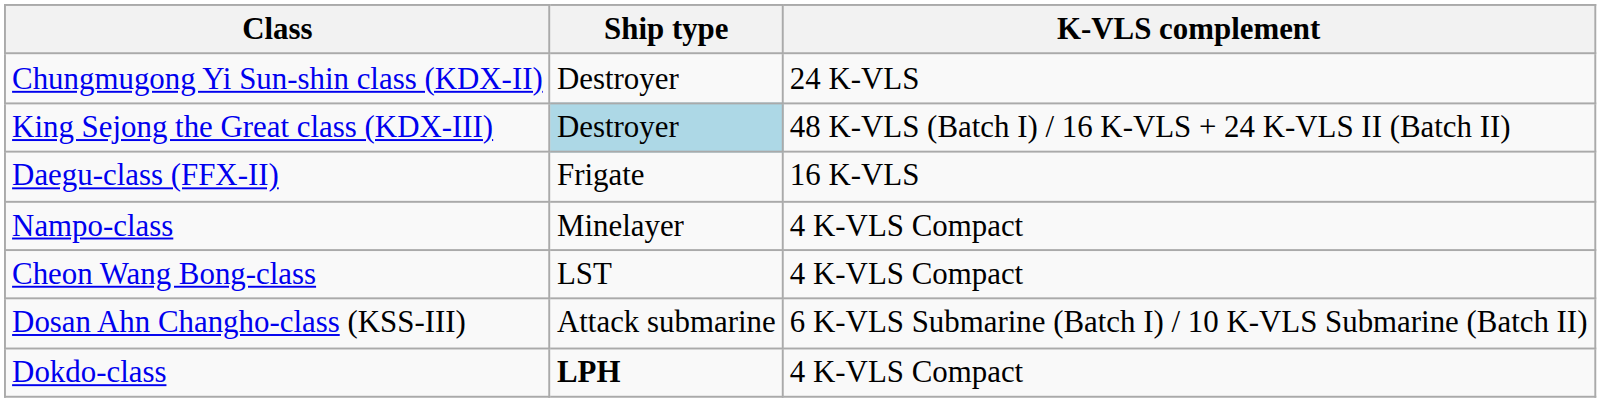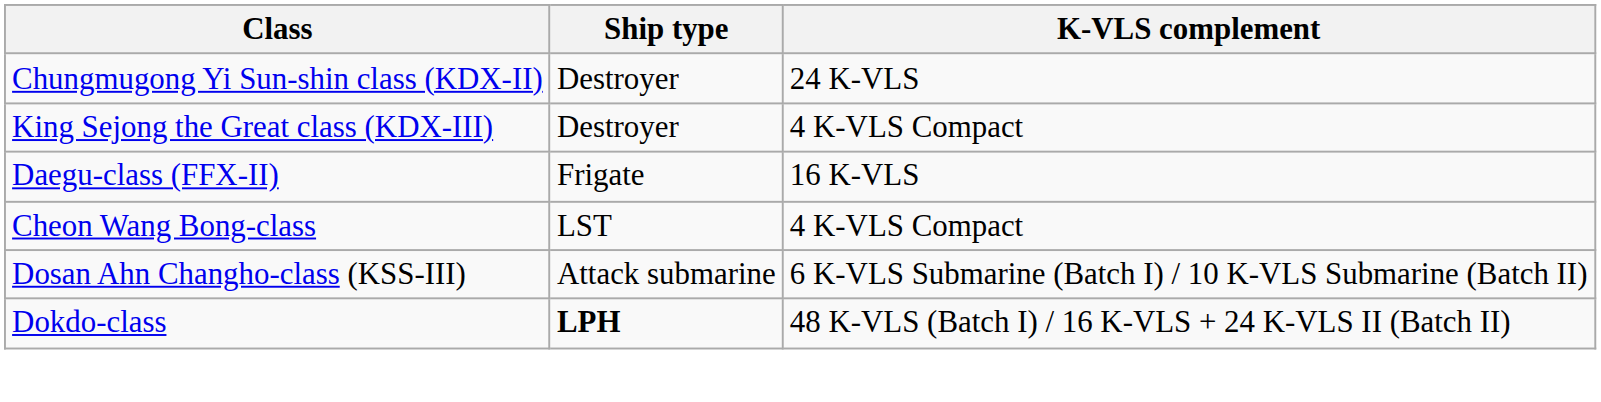(618, 126) lightblue background -> (618, 126) no background
(1150, 126) 48 K-VLS (Batch I) / 16 K-VLS + 24 K-VLS II (Batch II) -> (907, 126) 4 K-VLS Compact
- row: (93, 224)
(907, 371) 4 K-VLS Compact -> (1150, 322) 48 K-VLS (Batch I) / 16 K-VLS + 24 K-VLS II (Batch II)
